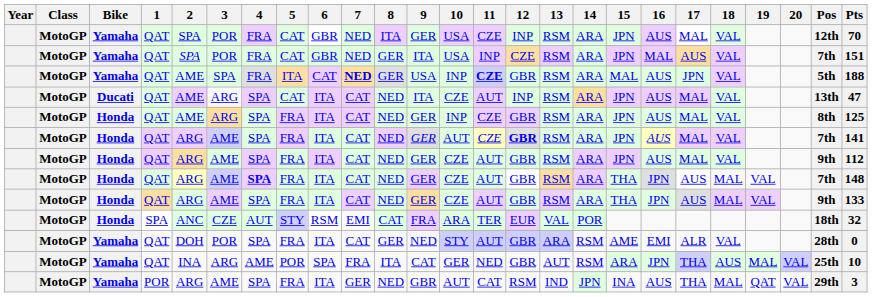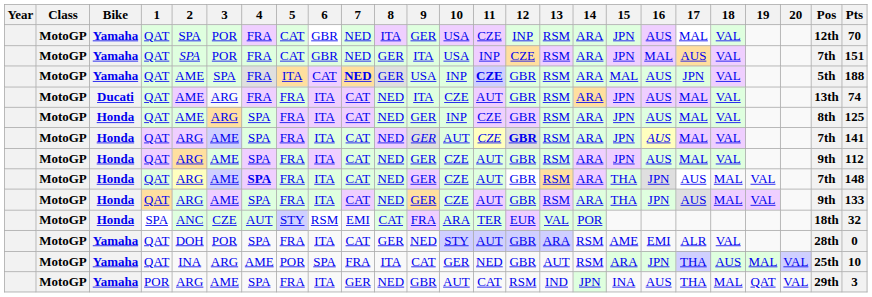(259, 96) SPA -> (259, 96) FRA
(292, 96) CAT -> (292, 96) FRA
(523, 96) INP -> (523, 96) GBR
(854, 96) 47 -> (854, 96) 74
